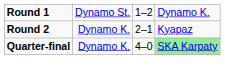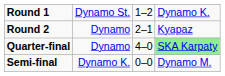(104, 29) Dynamo K. -> (111, 29) Dynamo
(104, 46) Dynamo K. -> (111, 46) Dynamo
+ row: (32, 63)
